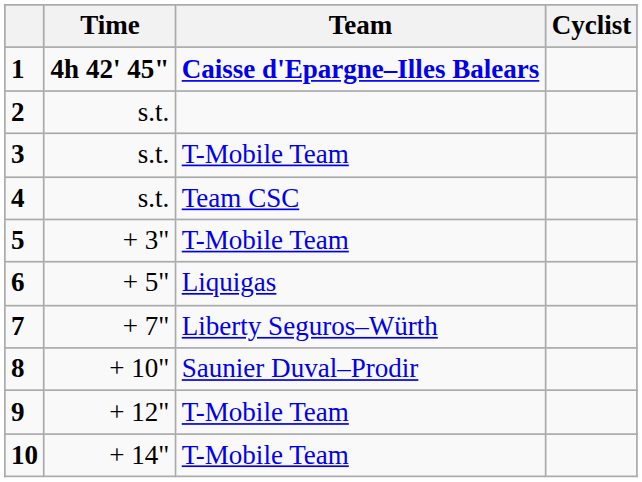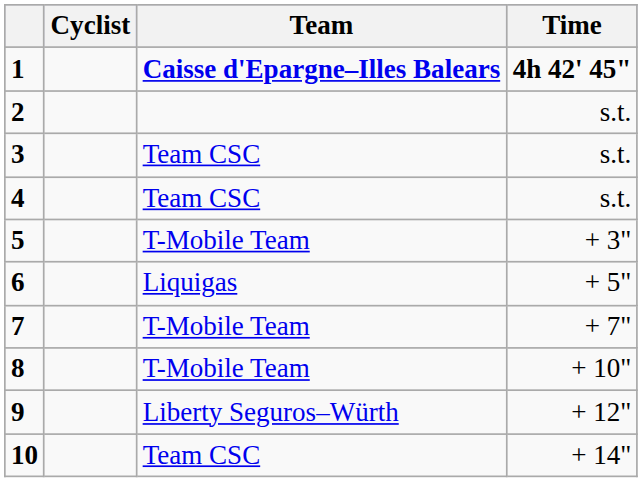columns swapped: (592, 25) <-> (110, 25)
(265, 154) T-Mobile Team -> (201, 154) Team CSC
(310, 326) Liberty Seguros–Würth -> (226, 326) T-Mobile Team
(300, 369) Saunier Duval–Prodir -> (226, 369) T-Mobile Team
(265, 411) T-Mobile Team -> (271, 411) Liberty Seguros–Würth
(265, 454) T-Mobile Team -> (201, 454) Team CSC
